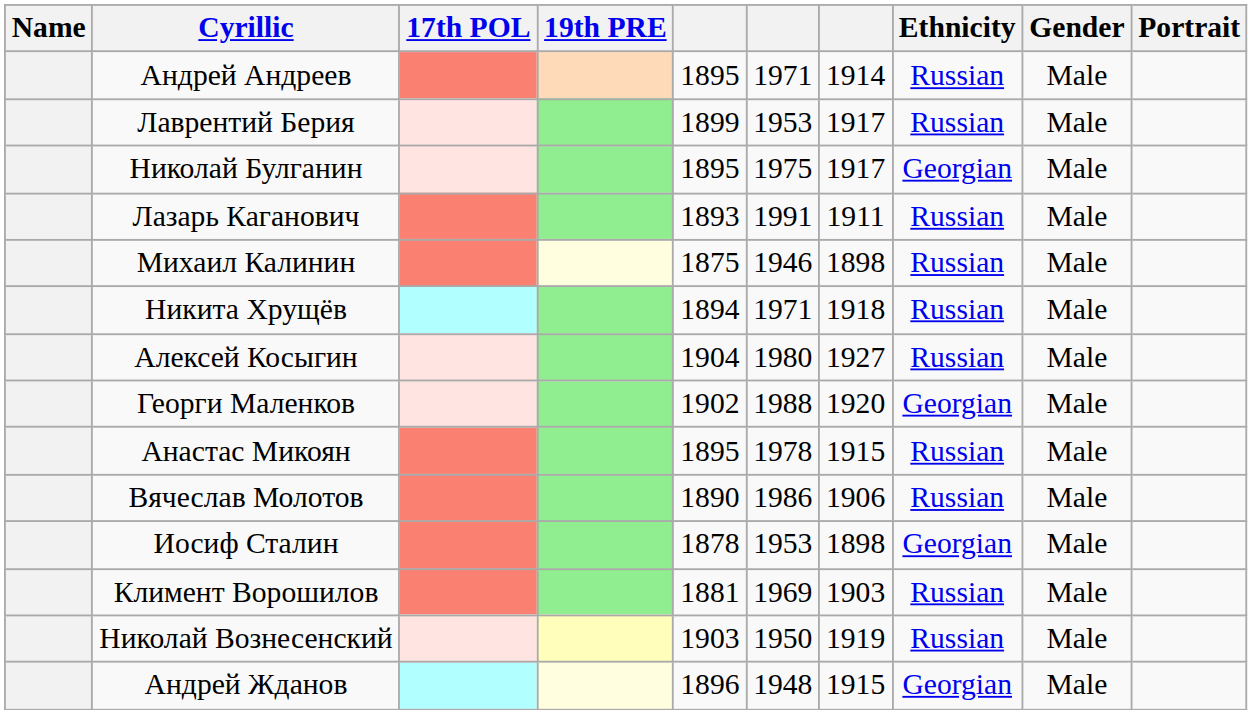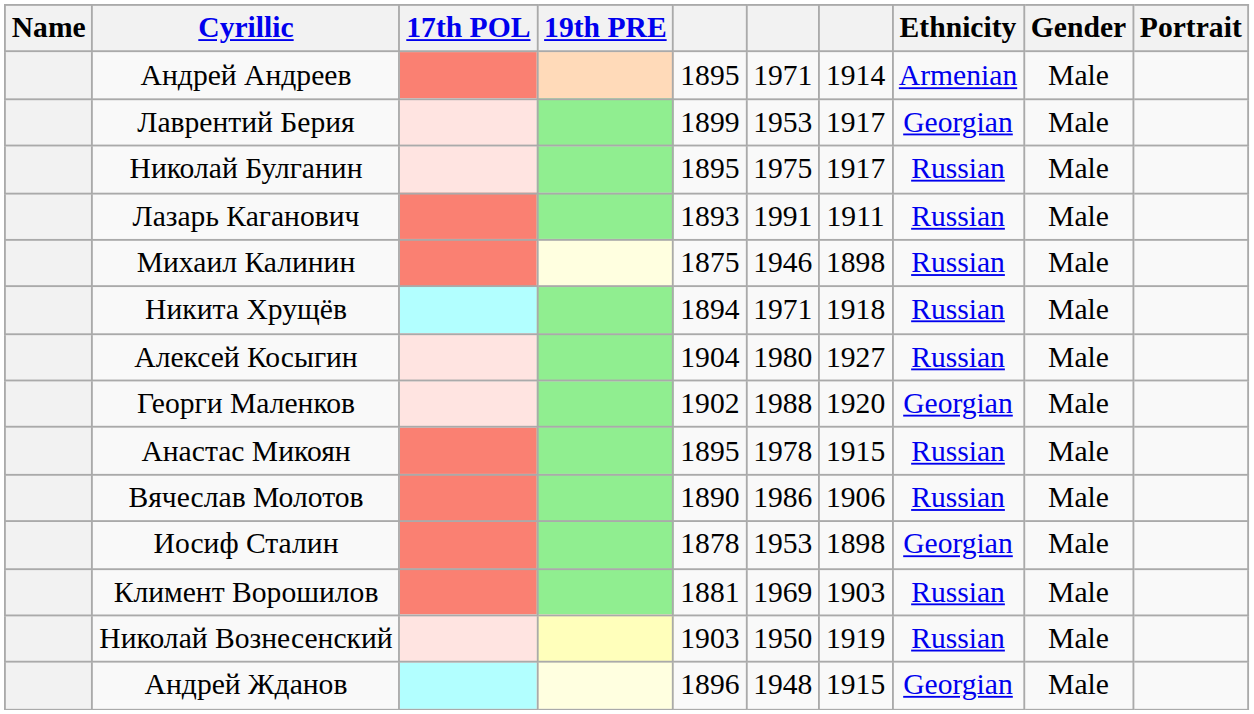(957, 74) Russian -> (958, 74) Armenian
(957, 121) Russian -> (958, 121) Georgian
(957, 168) Georgian -> (958, 168) Russian
